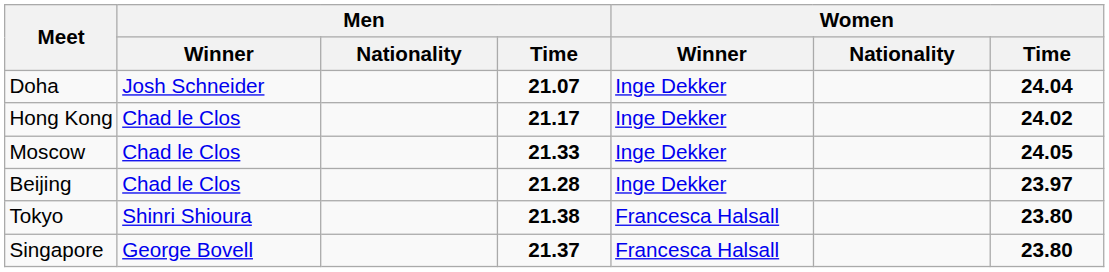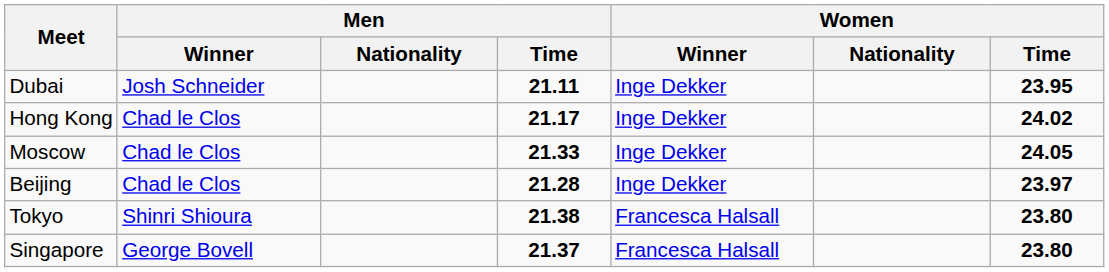- row: (34, 86)
+ row: (36, 86)
